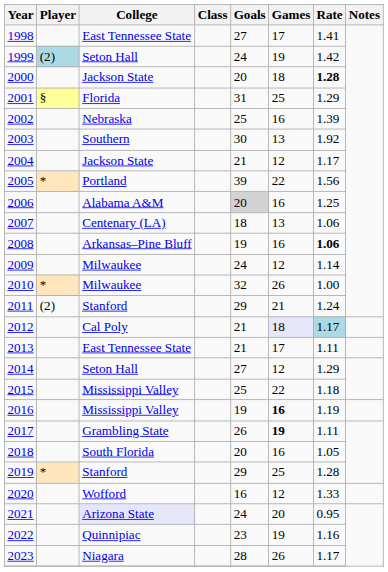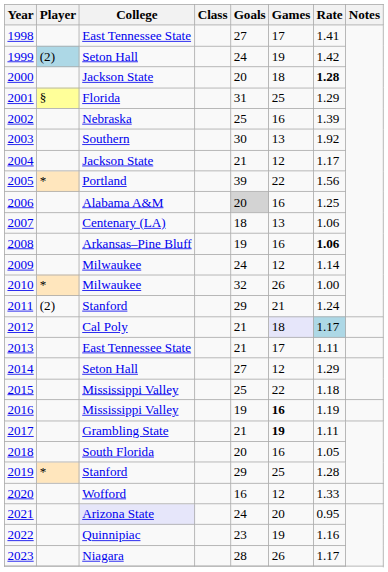(240, 431) 26 -> (240, 431) 21
